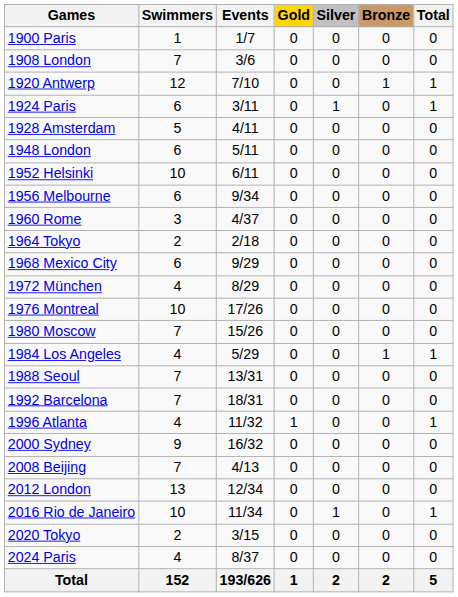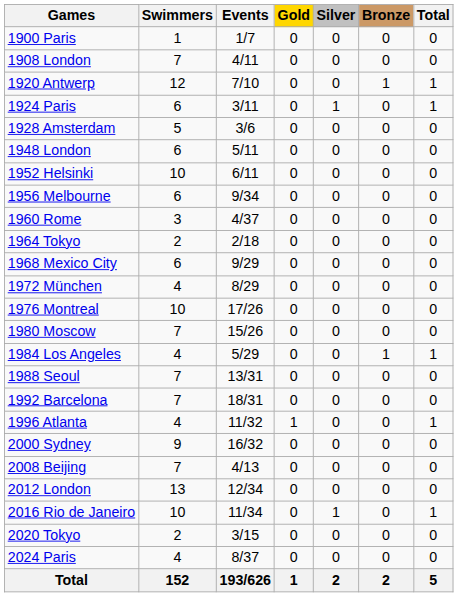(245, 60) 3/6 -> (245, 60) 4/11
(245, 128) 4/11 -> (245, 128) 3/6
